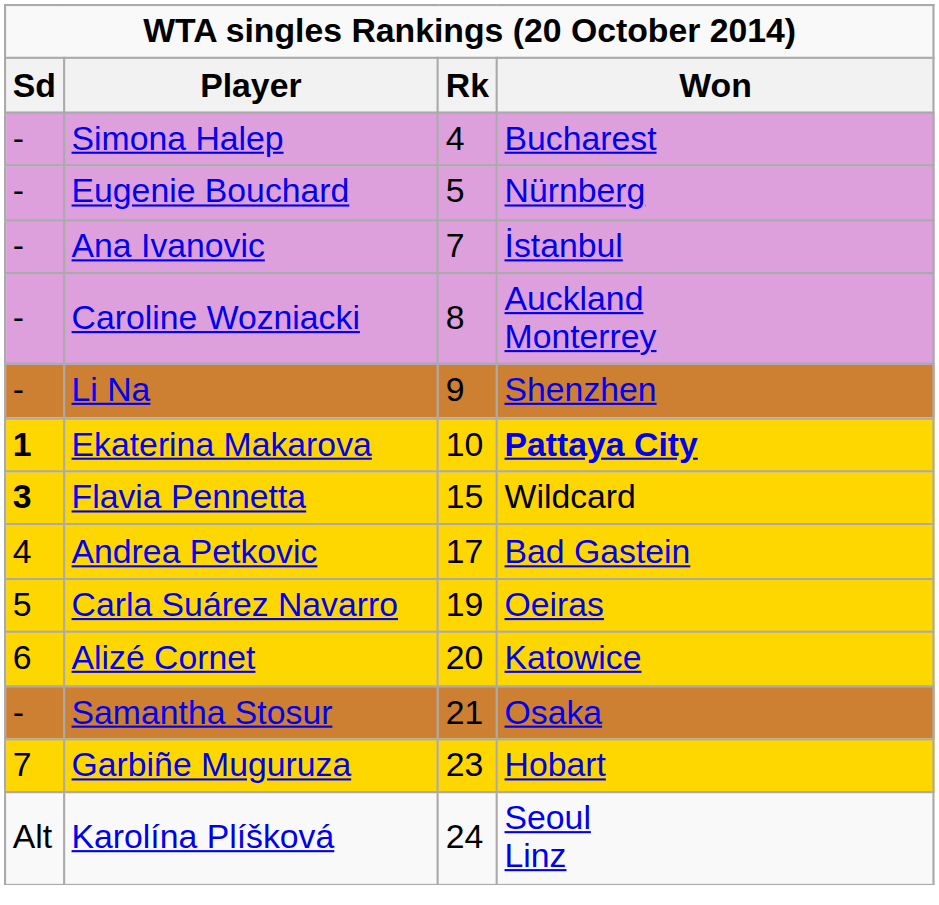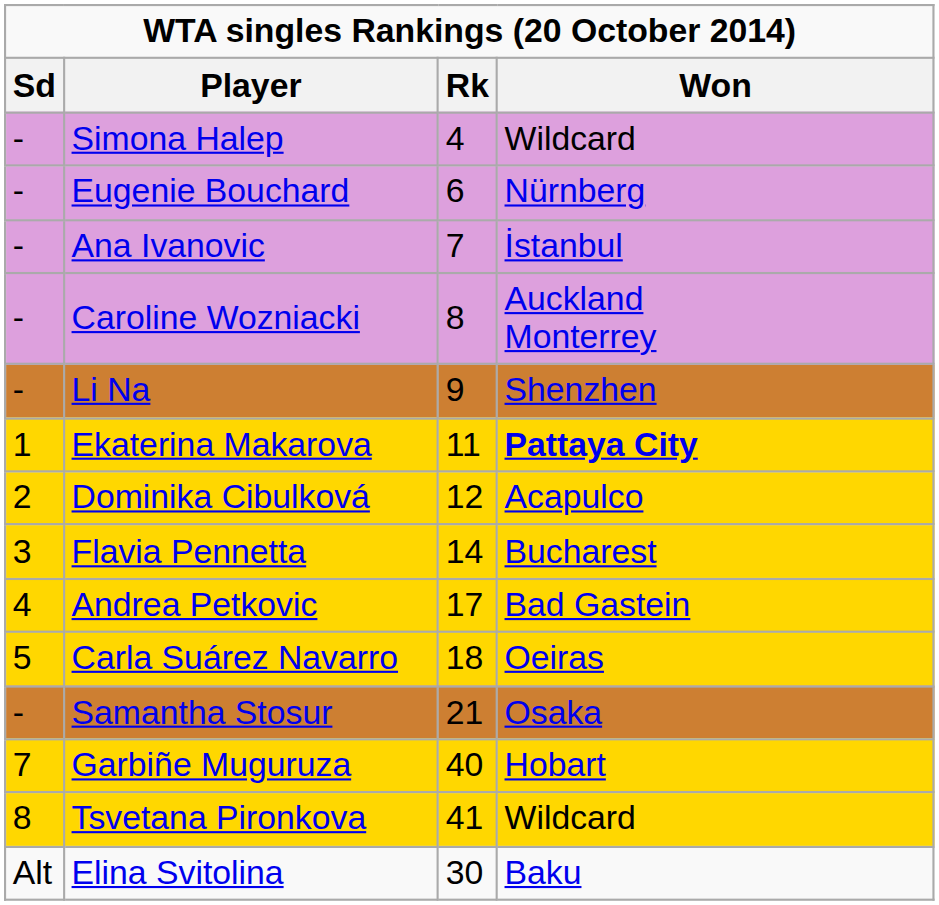(581, 138) Bucharest -> (570, 138) Wildcard
(455, 191) 5 -> (455, 191) 6
(22, 444) bold -> (22, 444) normal
(465, 444) 10 -> (463, 444) 11
+ row: (221, 497)
(22, 497) bold -> (22, 551) normal
(465, 497) 15 -> (465, 551) 14
(570, 497) Wildcard -> (581, 551) Bucharest
(465, 604) 19 -> (465, 658) 18
- row: (164, 658)
(465, 765) 23 -> (465, 765) 40
+ row: (219, 818)
- row: (203, 837)
+ row: (178, 872)
